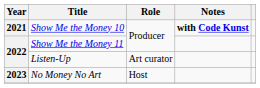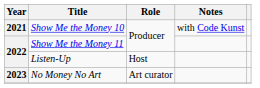(213, 28) bold -> (211, 28) normal
(151, 59) Art curator -> (138, 59) Host
(138, 75) Host -> (151, 75) Art curator
